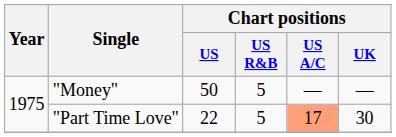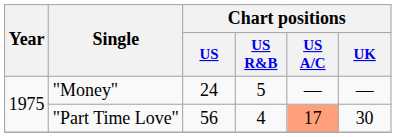(209, 90) 50 -> (209, 90) 24
(209, 118) 22 -> (209, 118) 56
(261, 118) 5 -> (261, 118) 4
